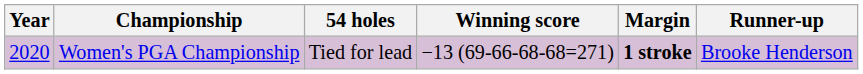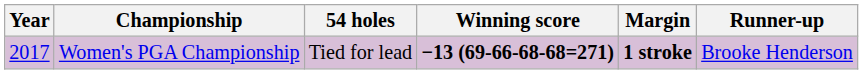(29, 52) 2020 -> (29, 52) 2017
(518, 52) normal -> (518, 52) bold
